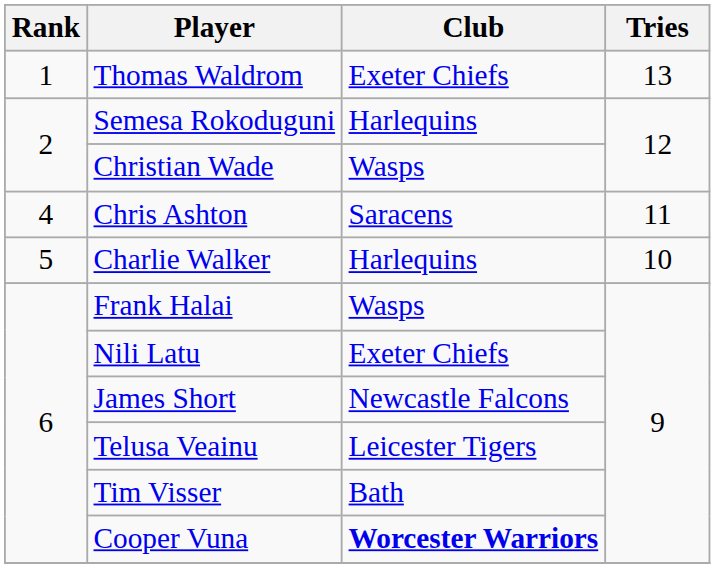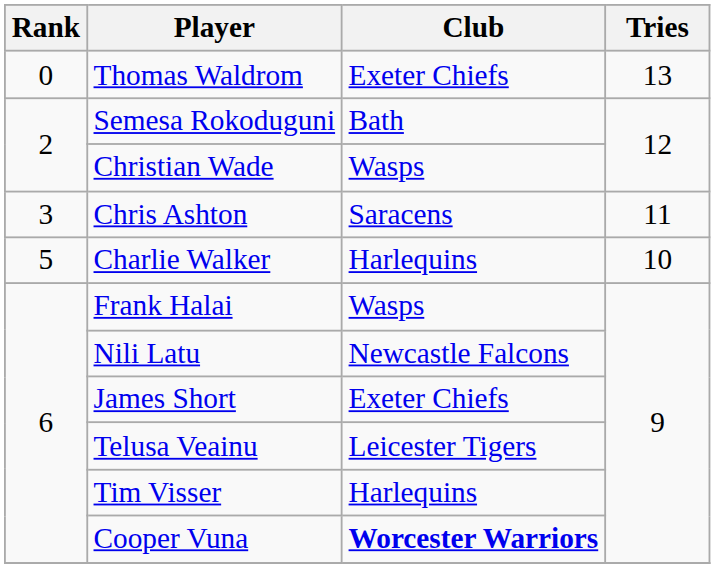(46, 74) 1 -> (46, 74) 0
(413, 120) Harlequins -> (376, 120) Bath
(46, 213) 4 -> (46, 213) 3
(429, 352) Exeter Chiefs -> (459, 352) Newcastle Falcons
(459, 399) Newcastle Falcons -> (429, 399) Exeter Chiefs
(376, 492) Bath -> (413, 492) Harlequins
